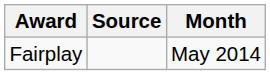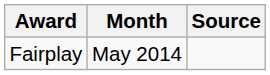columns swapped: (216, 21) <-> (127, 21)
